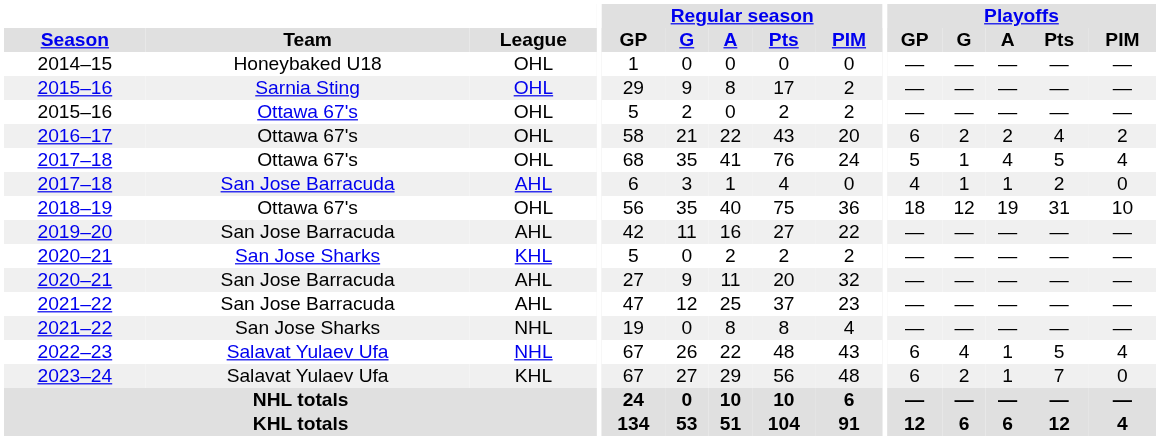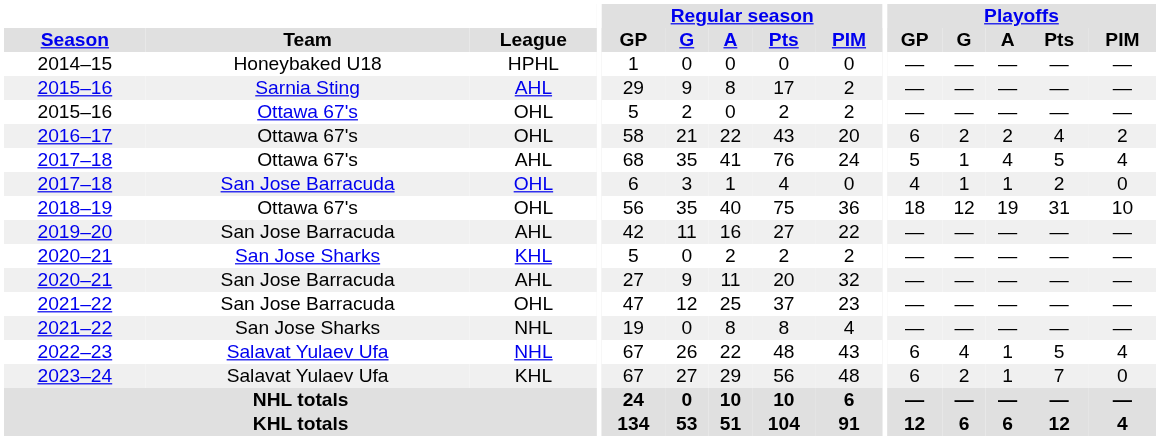(533, 63) OHL -> (533, 63) HPHL
(533, 87) OHL -> (533, 87) AHL
(533, 159) OHL -> (533, 159) AHL
(533, 183) AHL -> (533, 183) OHL
(533, 303) AHL -> (533, 303) OHL
